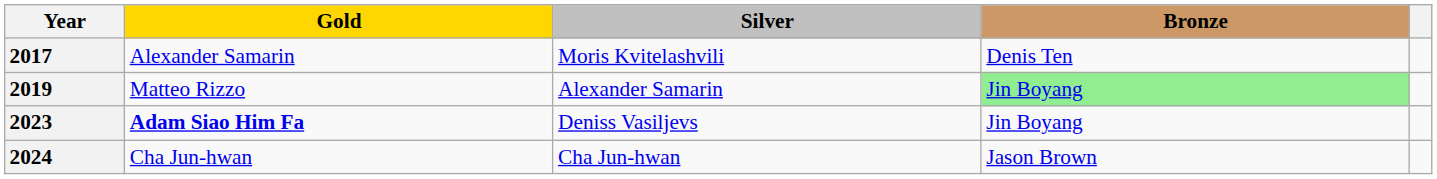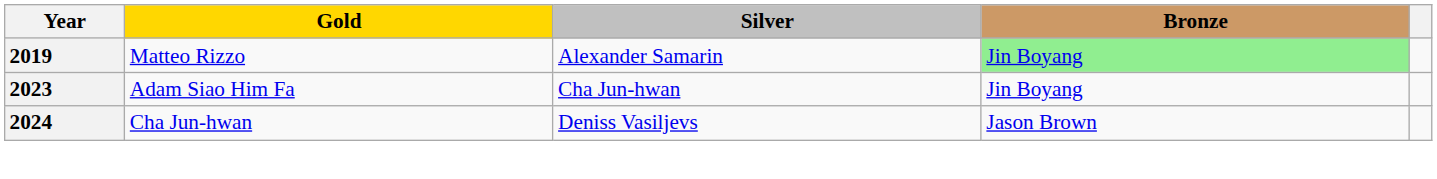- row: (31, 55)
(217, 122) bold -> (212, 88) normal
(628, 122) Deniss Vasiljevs -> (619, 88) Cha Jun-hwan
(619, 156) Cha Jun-hwan -> (628, 122) Deniss Vasiljevs
